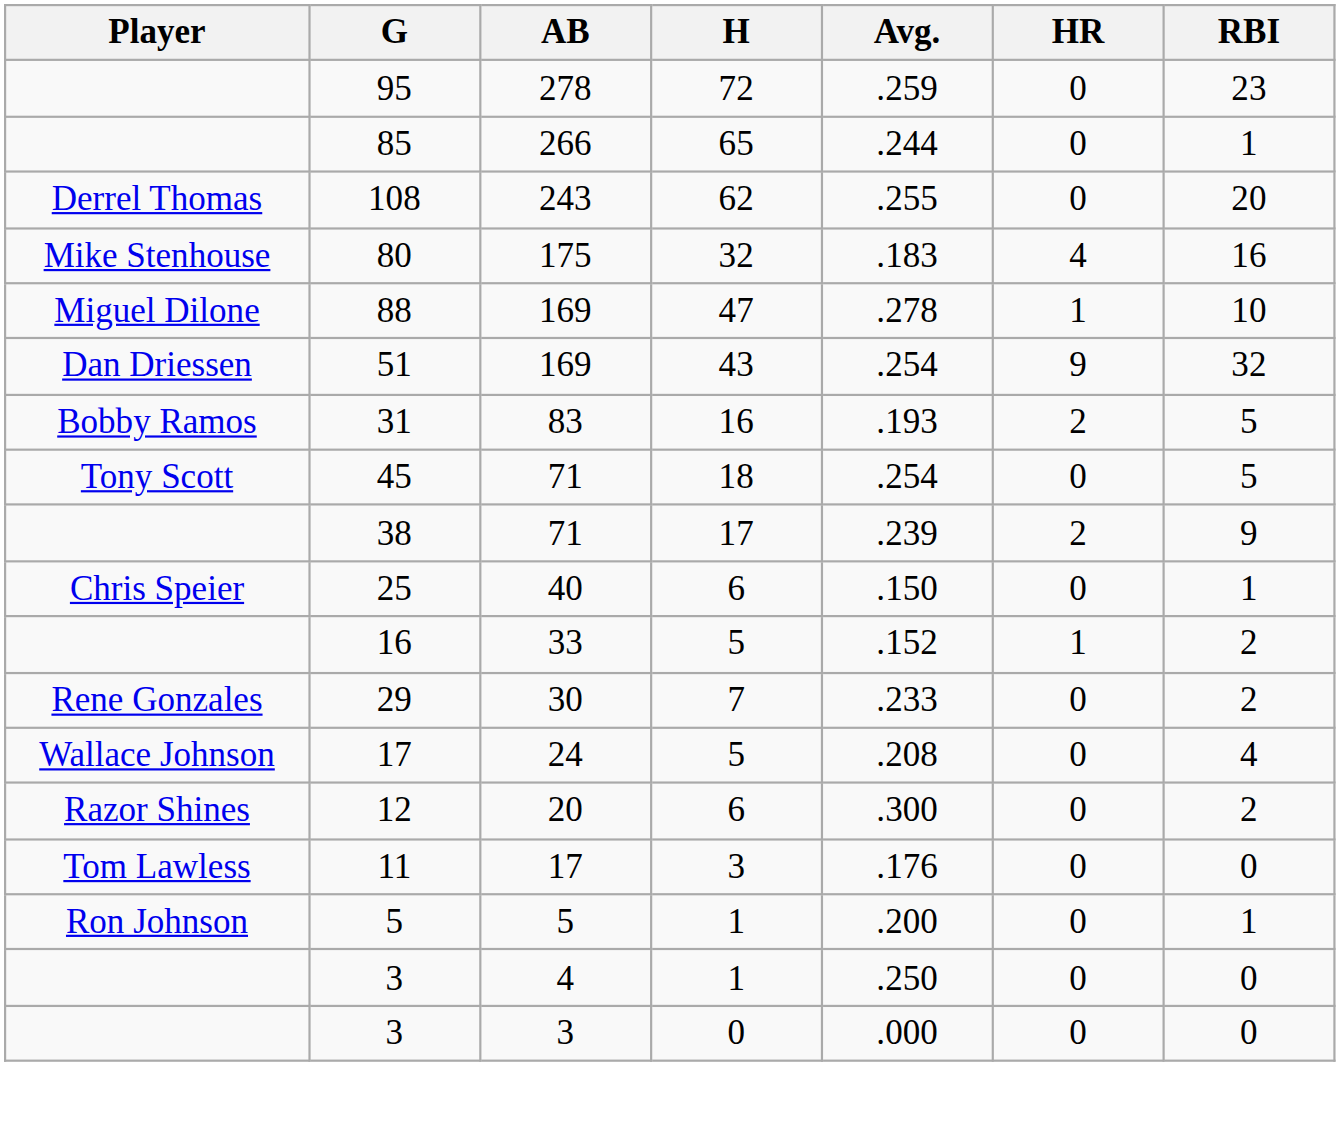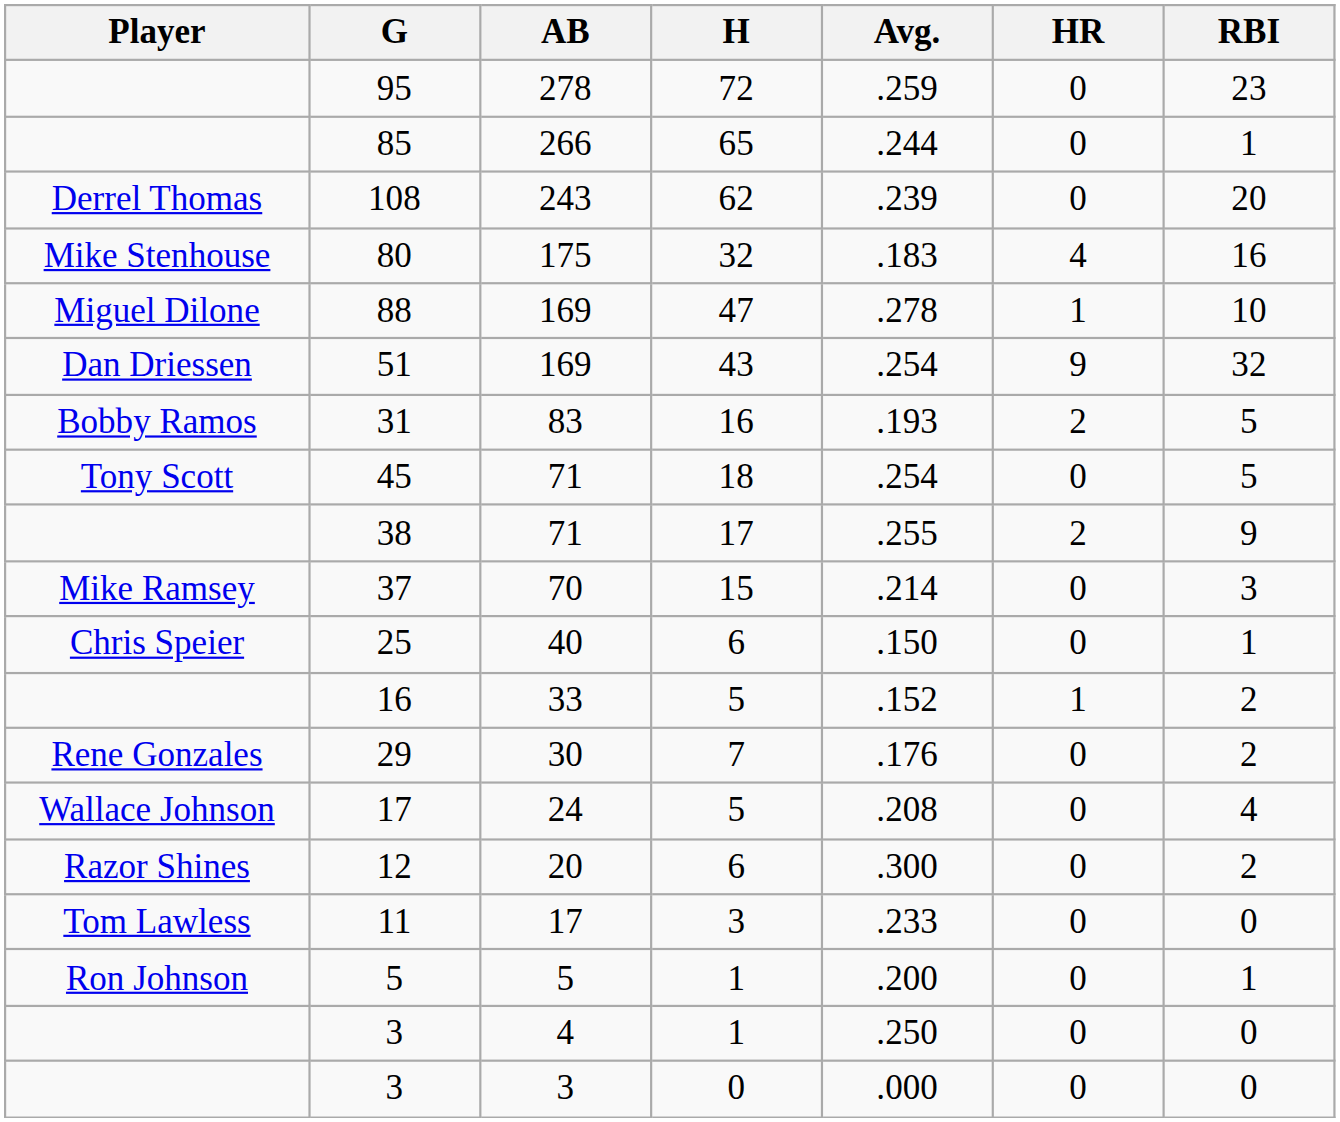(907, 198) .255 -> (907, 198) .239
(907, 532) .239 -> (907, 532) .255
+ row: (394, 587)
(907, 699) .233 -> (907, 754) .176
(907, 865) .176 -> (907, 921) .233
